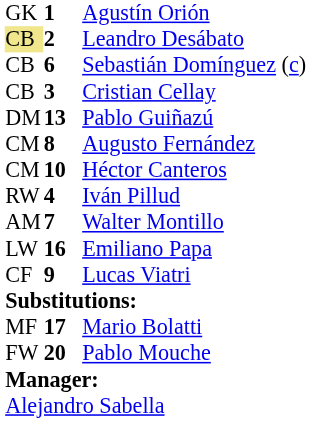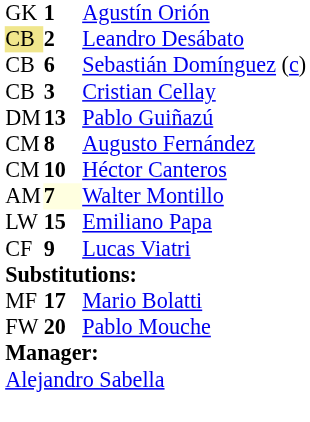- row: (131, 196)
(49, 222) no background -> (49, 196) lightyellow background
(55, 248) 16 -> (55, 222) 15
